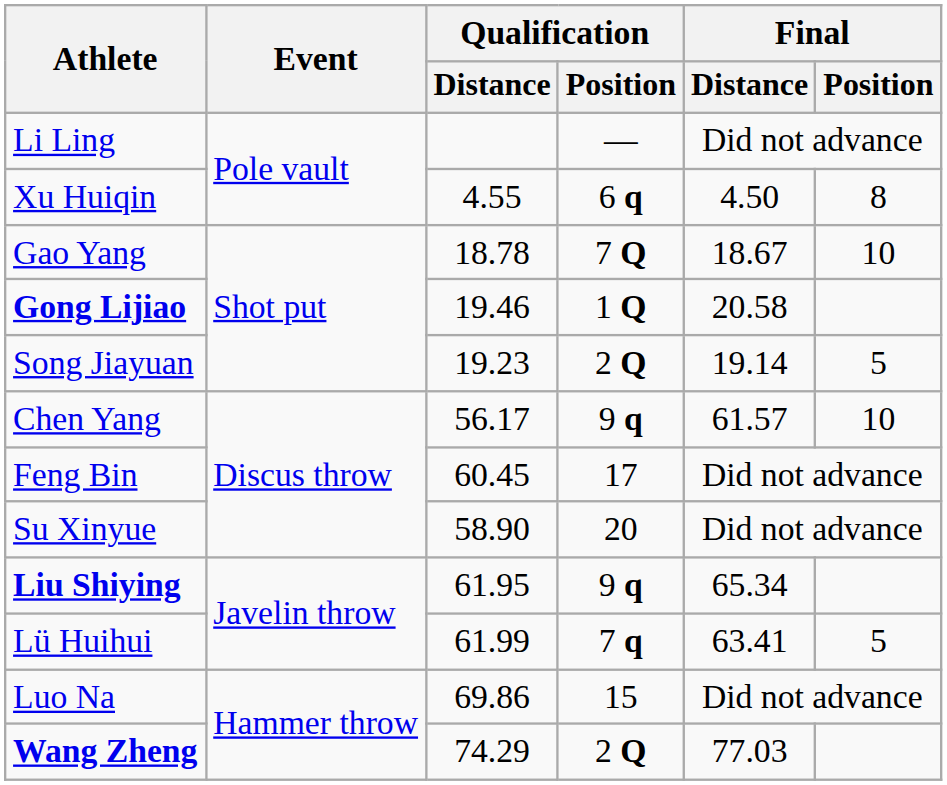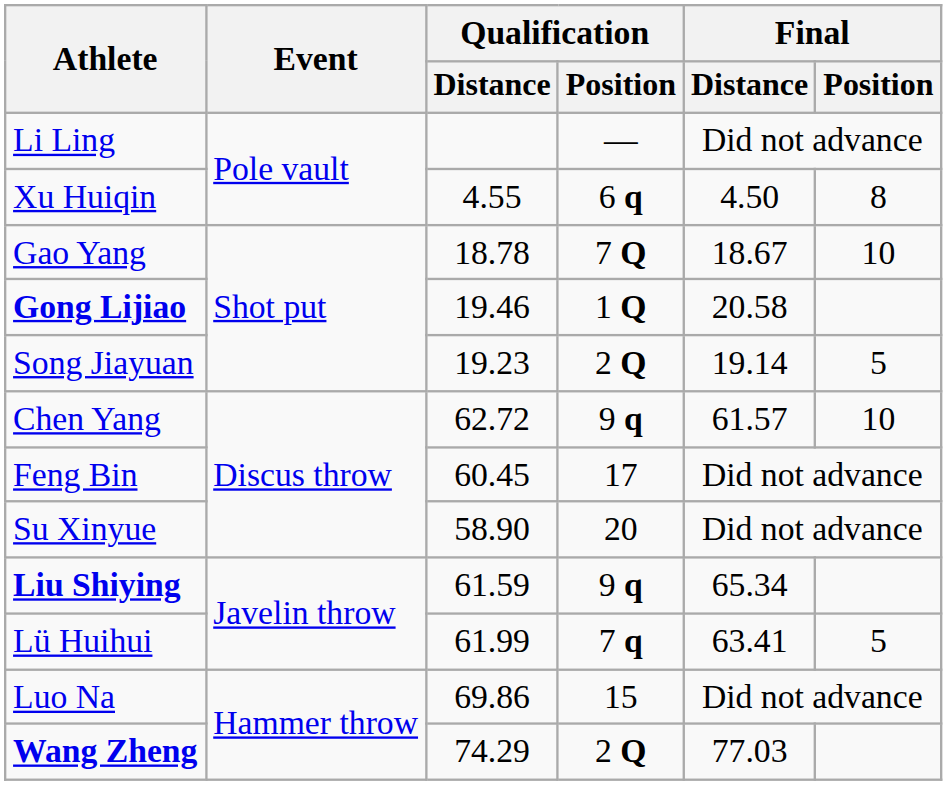(492, 418) 56.17 -> (492, 418) 62.72
(492, 585) 61.95 -> (492, 585) 61.59
